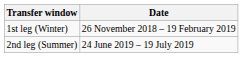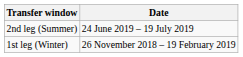rows swapped: (37, 28) <-> (42, 44)
